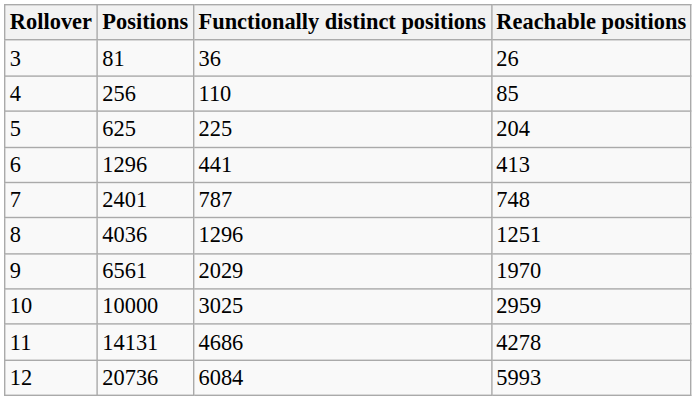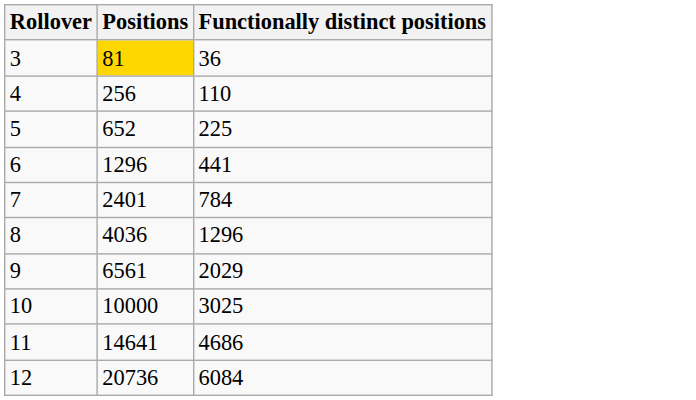- column: (591, 22)
(114, 57) no background -> (114, 57) gold background
(119, 128) 625 -> (119, 128) 652
(215, 199) 787 -> (215, 199) 784
(130, 341) 14131 -> (130, 341) 14641
